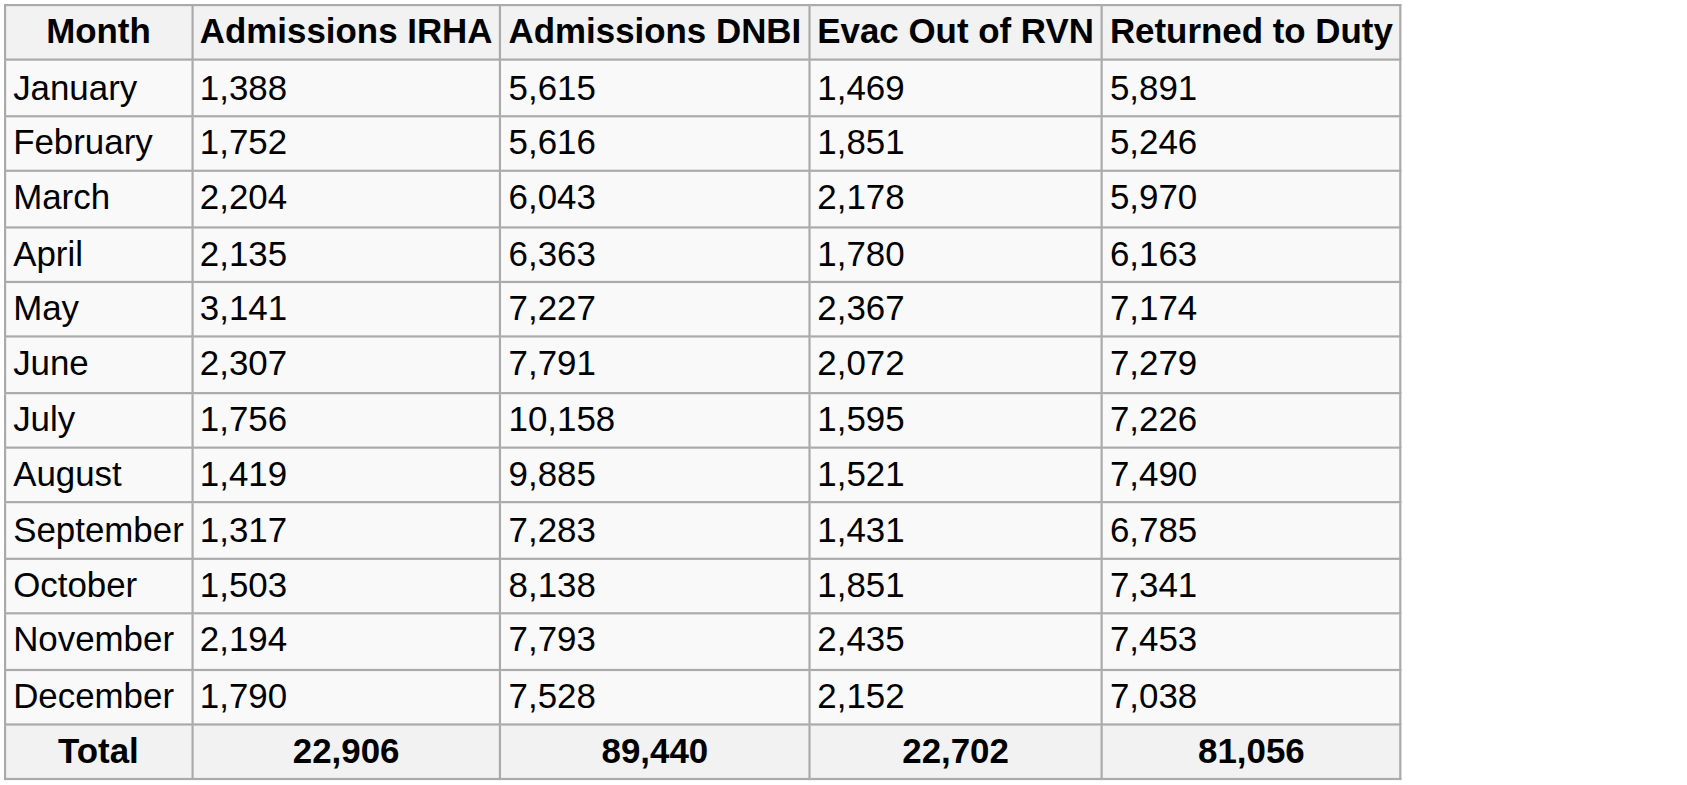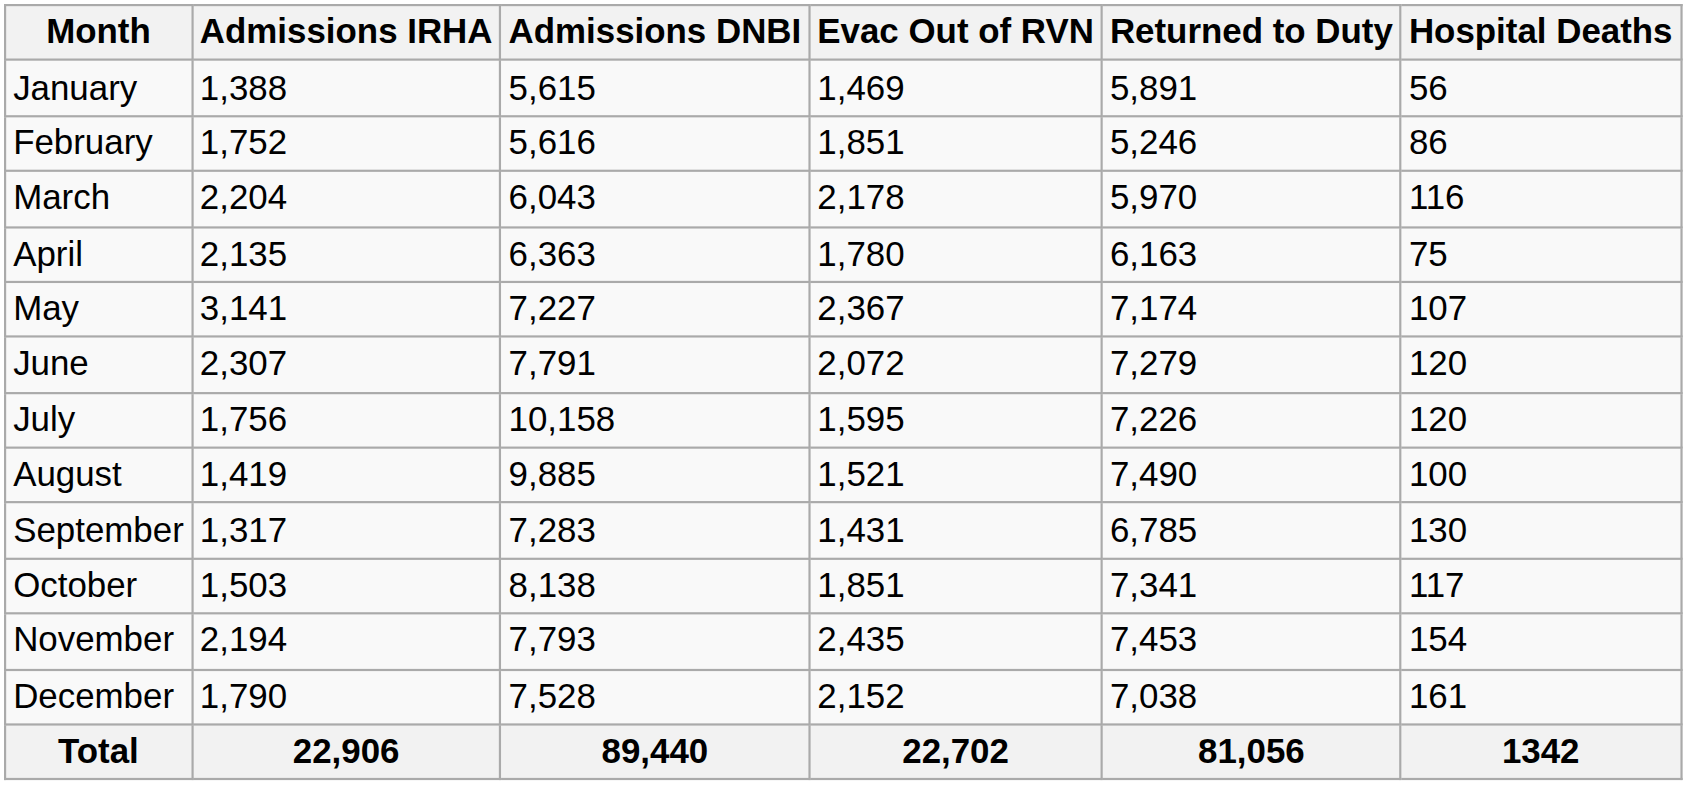+ column: (1541, 32)
